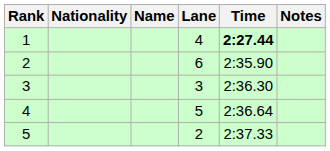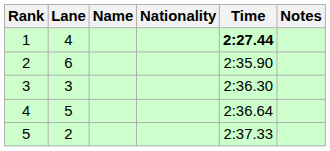columns swapped: (199, 16) <-> (89, 16)
